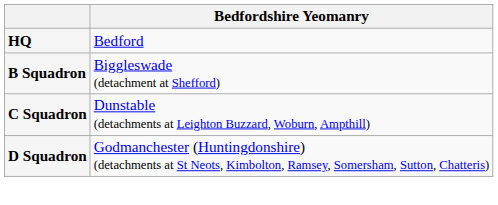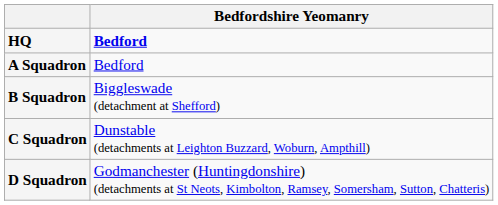(119, 40) normal -> (120, 40) bold
+ row: (47, 64)
